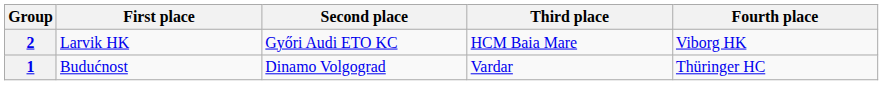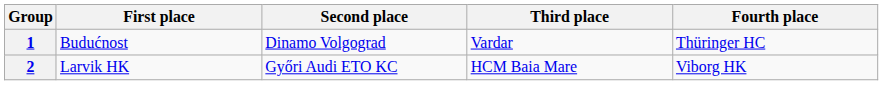rows swapped: (30, 67) <-> (30, 42)
